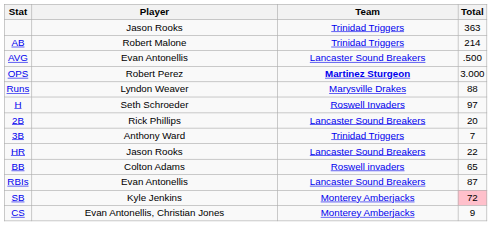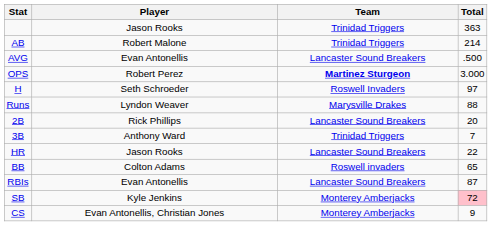rows swapped: (18, 89) <-> (18, 105)
